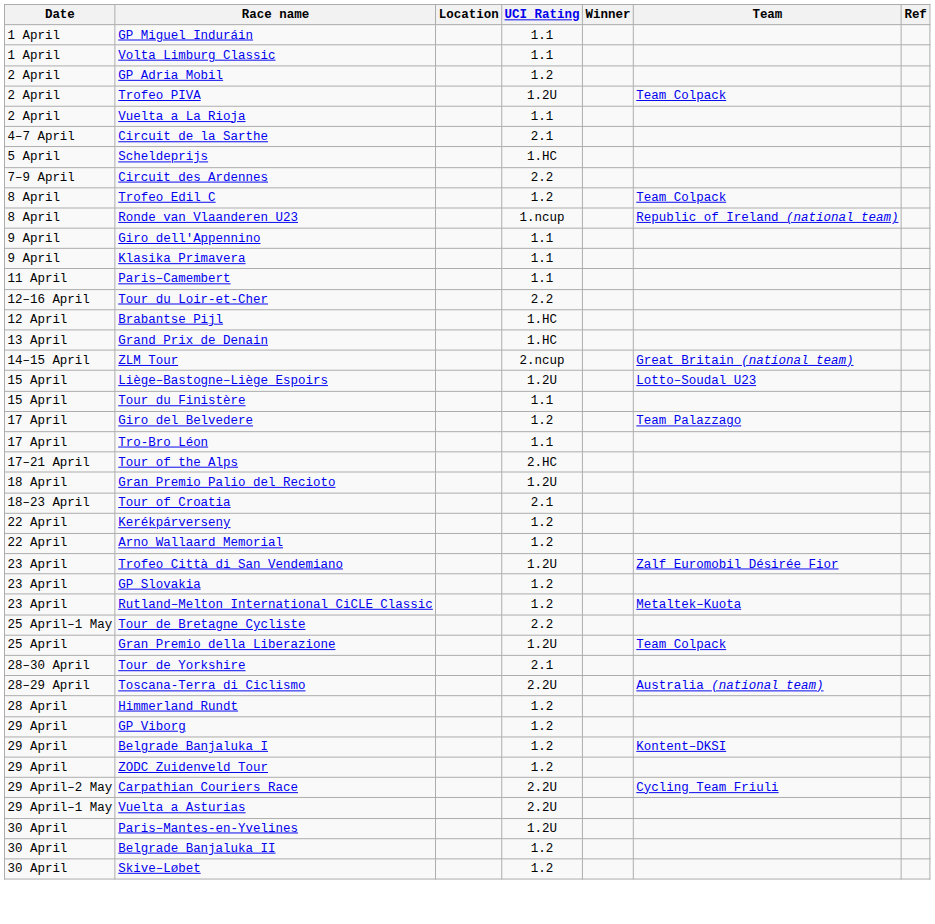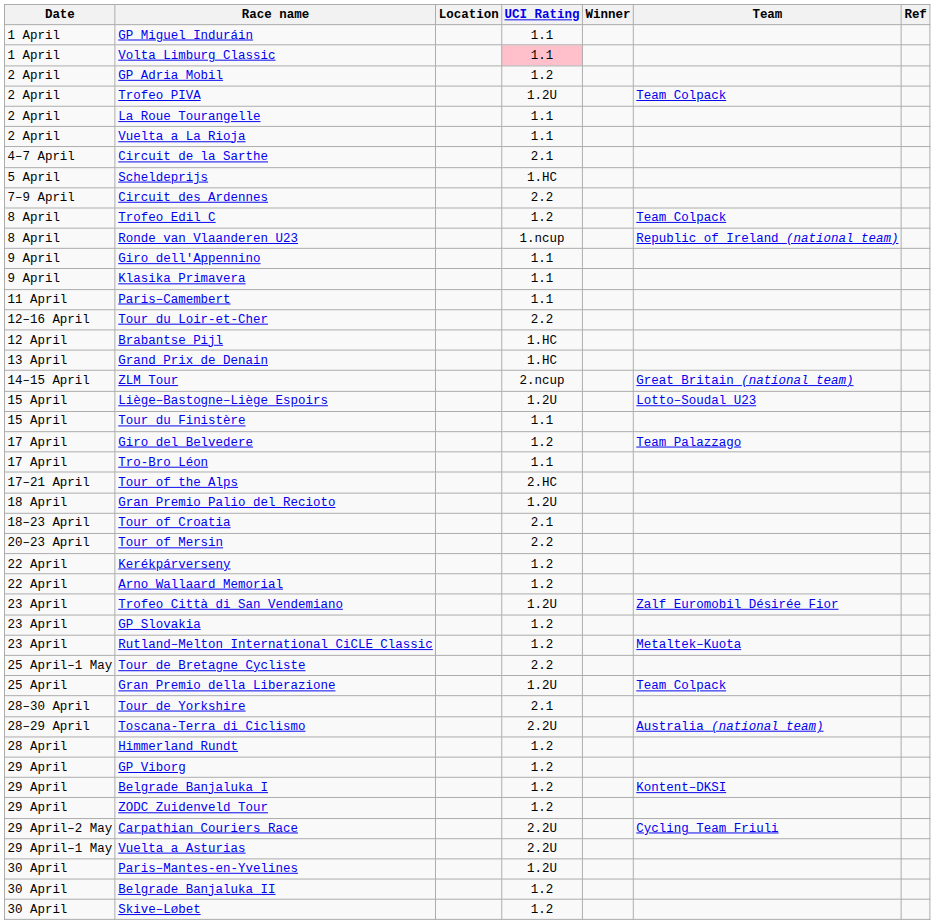(542, 55) no background -> (542, 55) pink background
+ row: (189, 116)
+ row: (171, 543)
